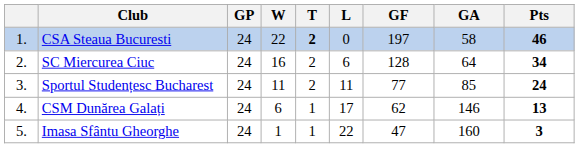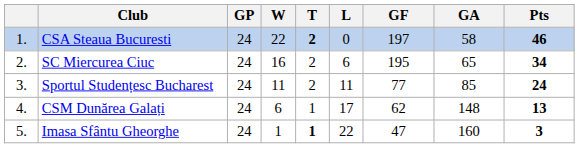(398, 62) 128 -> (398, 62) 195
(469, 62) 64 -> (469, 62) 65
(469, 108) 146 -> (469, 108) 148
(312, 131) normal -> (312, 131) bold
